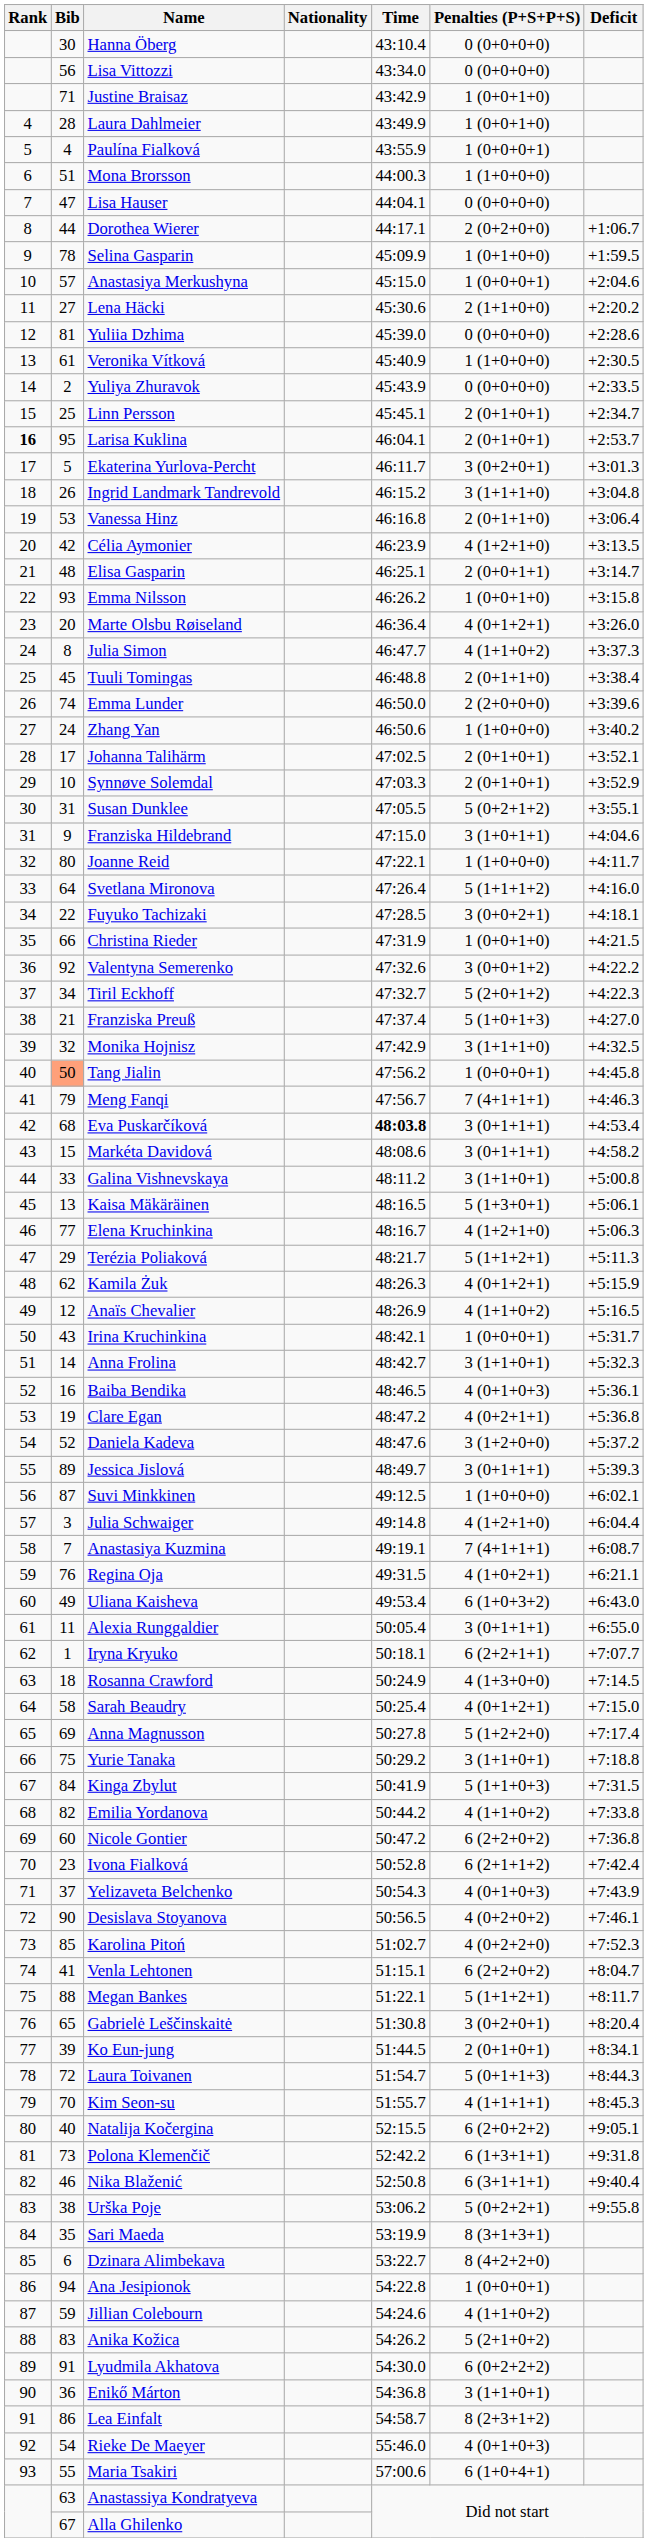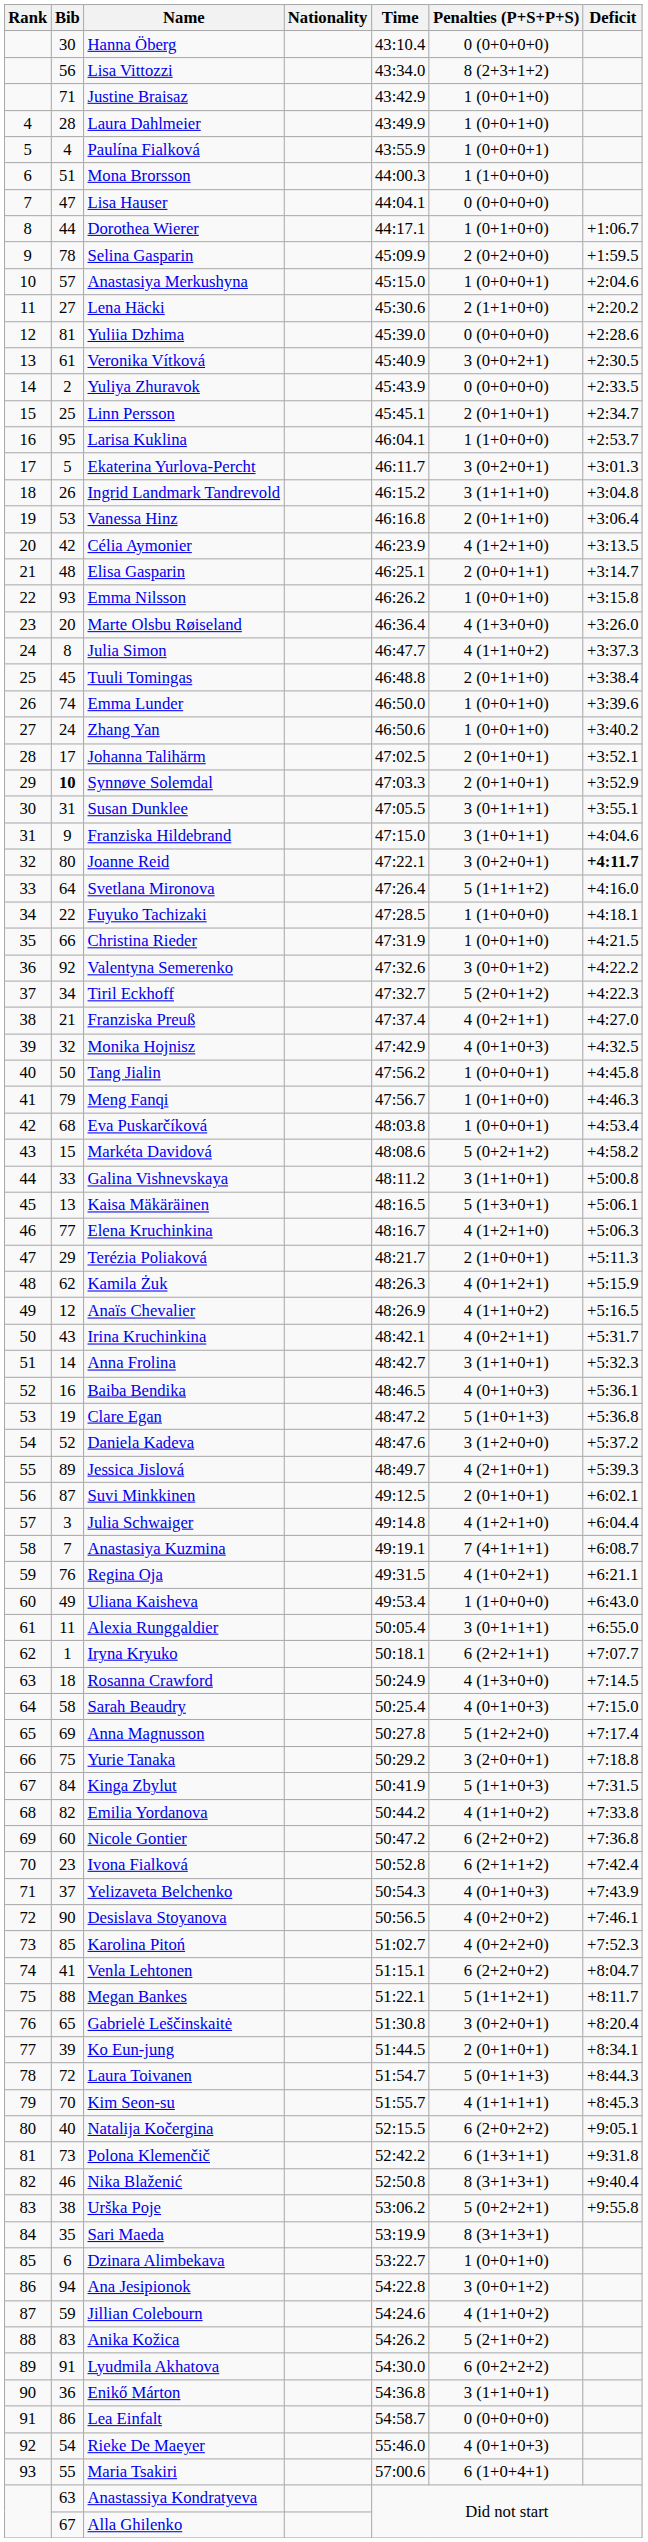(507, 70) 0 (0+0+0+0) -> (506, 70) 8 (2+3+1+2)
(507, 228) 2 (0+2+0+0) -> (506, 228) 1 (0+1+0+0)
(507, 255) 1 (0+1+0+0) -> (506, 255) 2 (0+2+0+0)
(507, 360) 1 (1+0+0+0) -> (506, 360) 3 (0+0+2+1)
(28, 439) bold -> (28, 439) normal
(507, 439) 2 (0+1+0+1) -> (506, 439) 1 (1+0+0+0)
(507, 624) 4 (0+1+2+1) -> (506, 624) 4 (1+3+0+0)
(507, 703) 2 (2+0+0+0) -> (506, 703) 1 (0+0+1+0)
(507, 730) 1 (1+0+0+0) -> (506, 730) 1 (0+0+1+0)
(67, 783) normal -> (67, 783) bold
(507, 809) 5 (0+2+1+2) -> (506, 809) 3 (0+1+1+1)
(507, 862) 1 (1+0+0+0) -> (506, 862) 3 (0+2+0+1)
(614, 862) normal -> (613, 862) bold
(507, 914) 3 (0+0+2+1) -> (506, 914) 1 (1+0+0+0)
(507, 1020) 5 (1+0+1+3) -> (506, 1020) 4 (0+2+1+1)
(507, 1046) 3 (1+1+1+0) -> (506, 1046) 4 (0+1+0+3)
(67, 1073) lightsalmon background -> (67, 1073) no background
(507, 1099) 7 (4+1+1+1) -> (506, 1099) 1 (0+1+0+0)
(401, 1126) bold -> (400, 1126) normal
(507, 1126) 3 (0+1+1+1) -> (506, 1126) 1 (0+0+0+1)
(507, 1152) 3 (0+1+1+1) -> (506, 1152) 5 (0+2+1+2)
(507, 1258) 5 (1+1+2+1) -> (506, 1258) 2 (1+0+0+1)
(507, 1337) 1 (0+0+0+1) -> (506, 1337) 4 (0+2+1+1)
(507, 1416) 4 (0+2+1+1) -> (506, 1416) 5 (1+0+1+3)
(507, 1469) 3 (0+1+1+1) -> (506, 1469) 4 (2+1+0+1)
(507, 1495) 1 (1+0+0+0) -> (506, 1495) 2 (0+1+0+1)
(507, 1601) 6 (1+0+3+2) -> (506, 1601) 1 (1+0+0+0)
(507, 1706) 4 (0+1+2+1) -> (506, 1706) 4 (0+1+0+3)
(507, 1759) 3 (1+1+0+1) -> (506, 1759) 3 (2+0+0+1)
(507, 2181) 6 (3+1+1+1) -> (506, 2181) 8 (3+1+3+1)
(507, 2260) 8 (4+2+2+0) -> (506, 2260) 1 (0+0+1+0)
(507, 2287) 1 (0+0+0+1) -> (506, 2287) 3 (0+0+1+2)
(507, 2419) 8 (2+3+1+2) -> (506, 2419) 0 (0+0+0+0)
